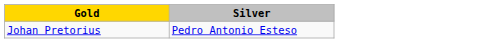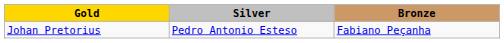+ column: (417, 13)
